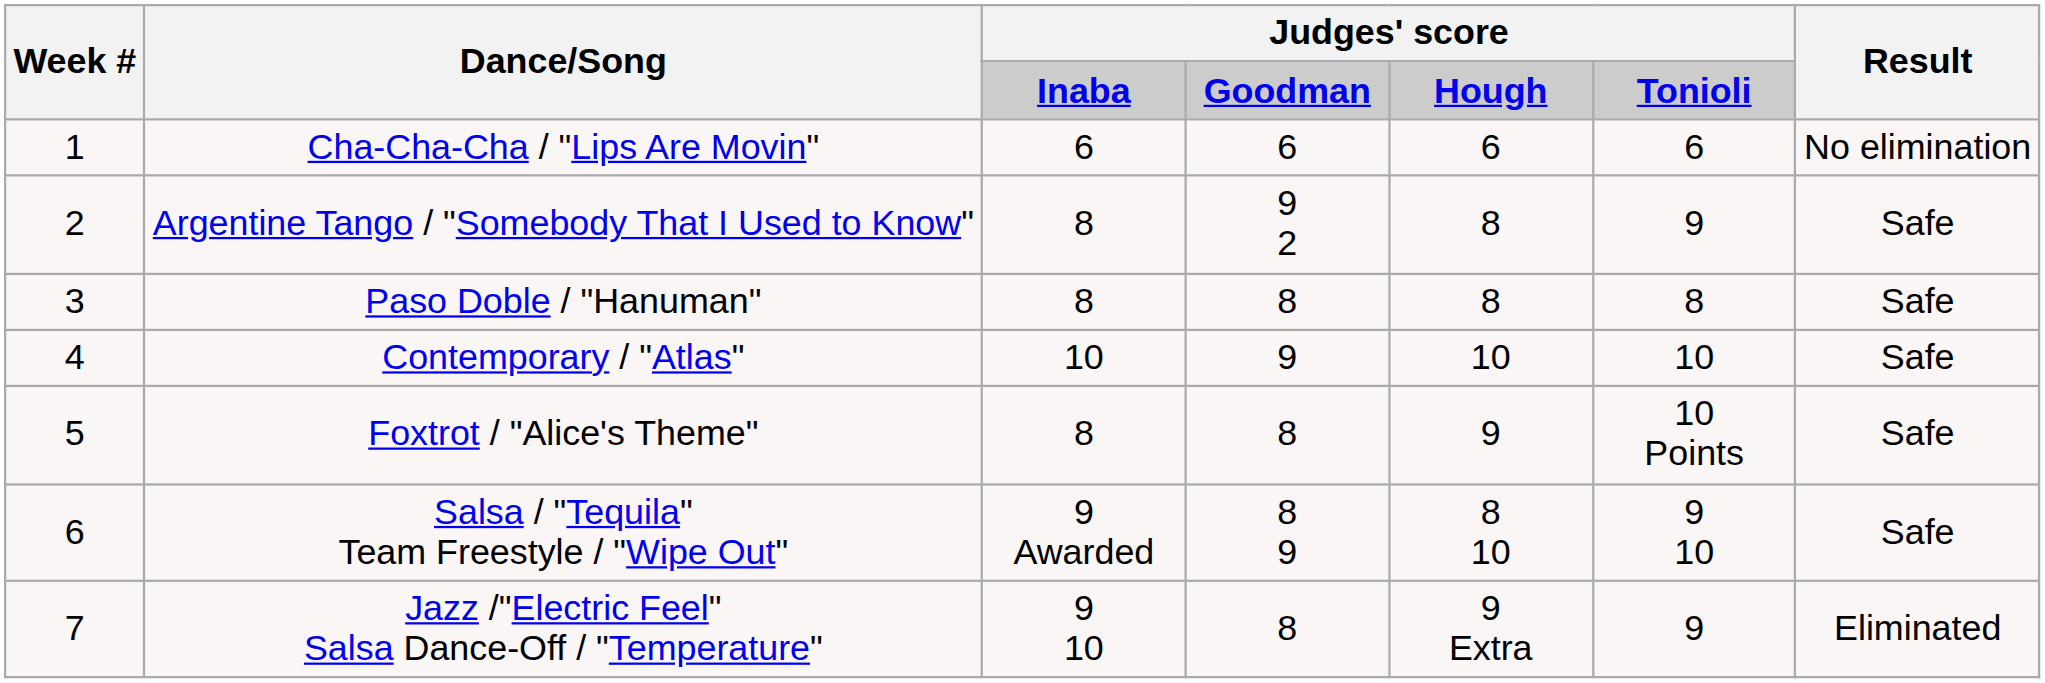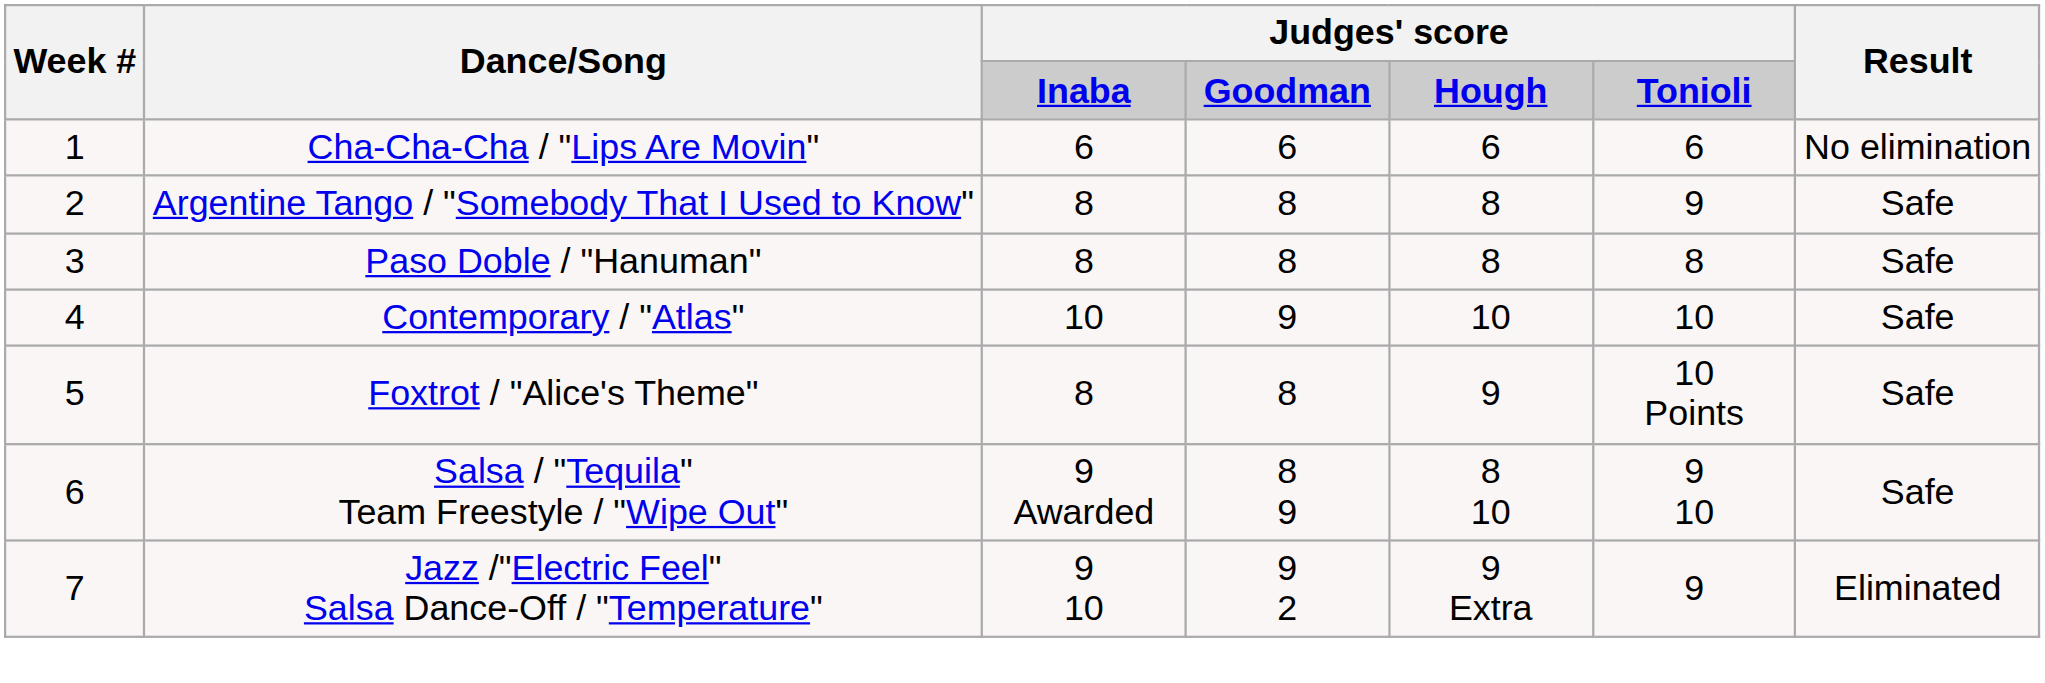(1287, 223) 9 2 -> (1287, 203) 8
(1287, 628) 8 -> (1287, 588) 9 2
